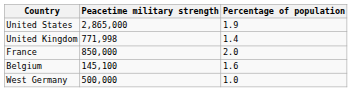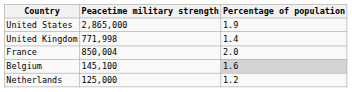(99, 53) 850,000 -> (99, 53) 850,004
(231, 66) no background -> (231, 66) lightgrey background
+ row: (34, 80)
- row: (37, 80)
